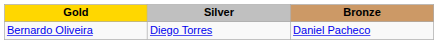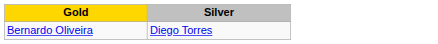- column: (362, 13)
